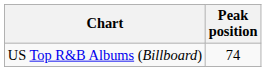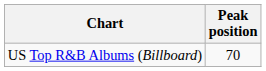(233, 54) 74 -> (233, 54) 70
